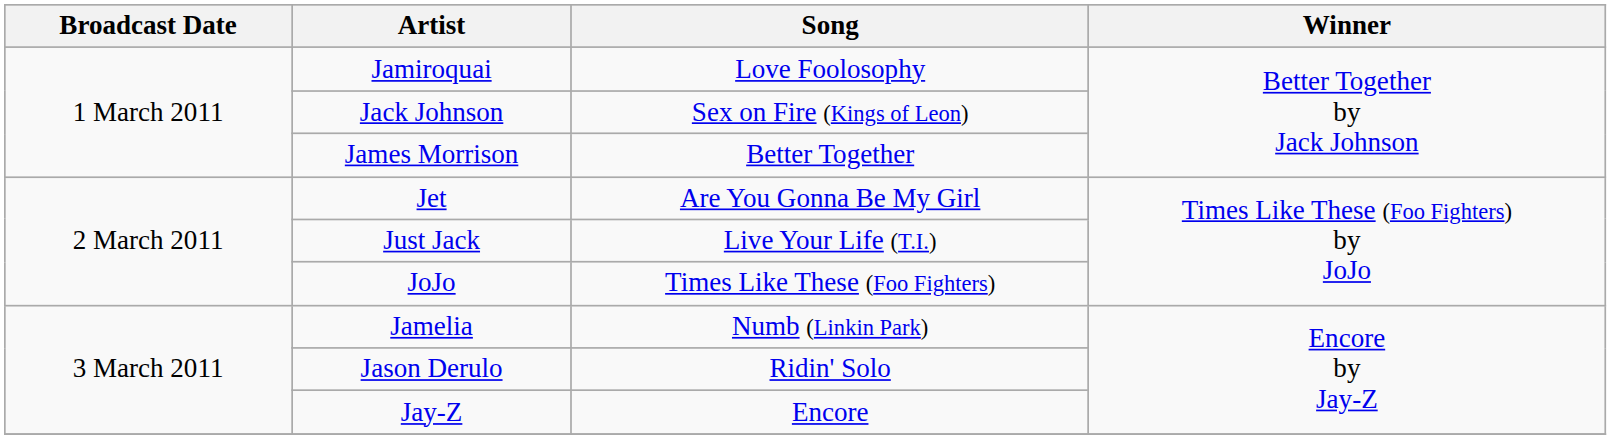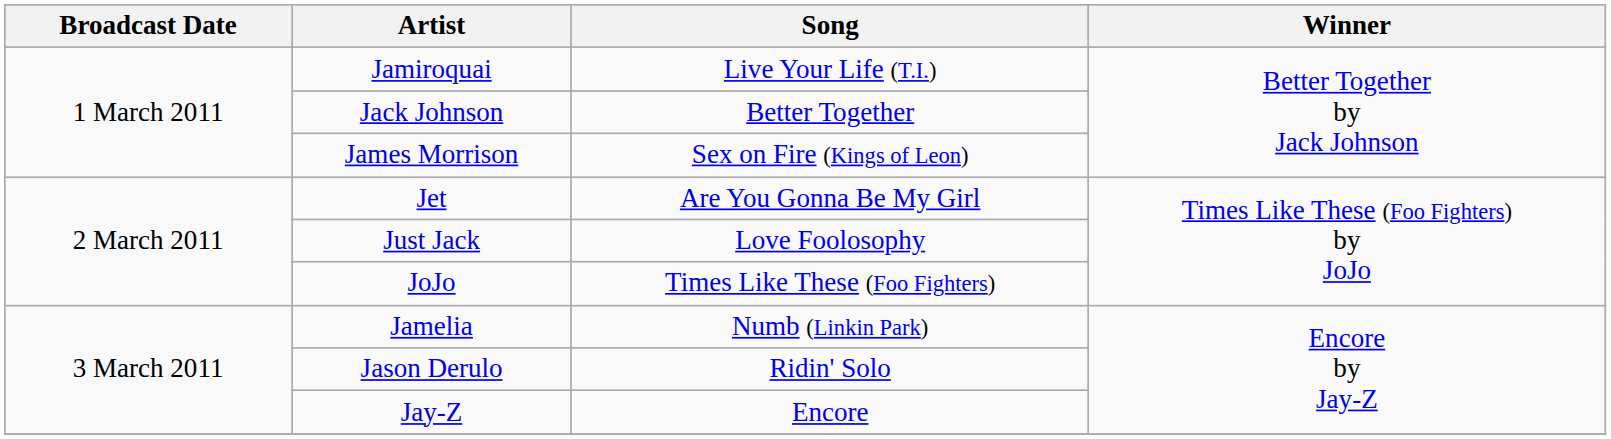(830, 68) Love Foolosophy -> (830, 68) Live Your Life (T.I.)
(830, 111) Sex on Fire (Kings of Leon) -> (830, 111) Better Together
(830, 154) Better Together -> (830, 154) Sex on Fire (Kings of Leon)
(830, 240) Live Your Life (T.I.) -> (830, 240) Love Foolosophy
